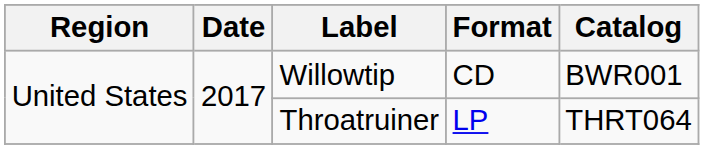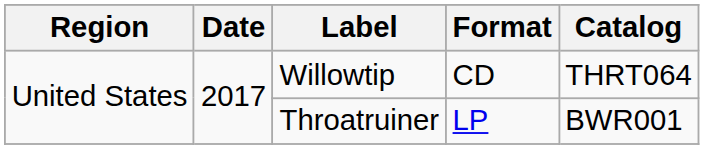(624, 74) BWR001 -> (629, 74) THRT064
(629, 120) THRT064 -> (624, 120) BWR001
